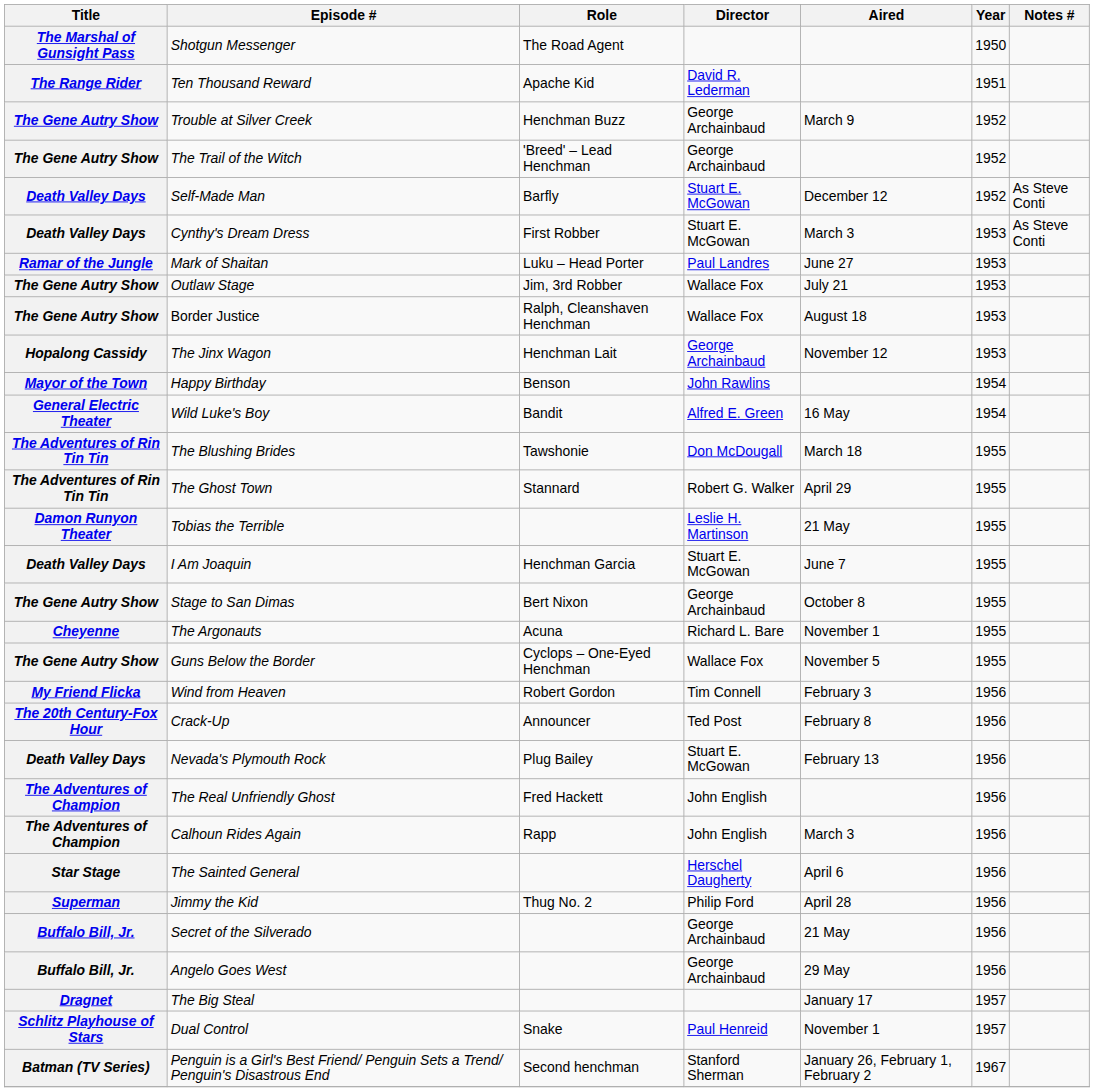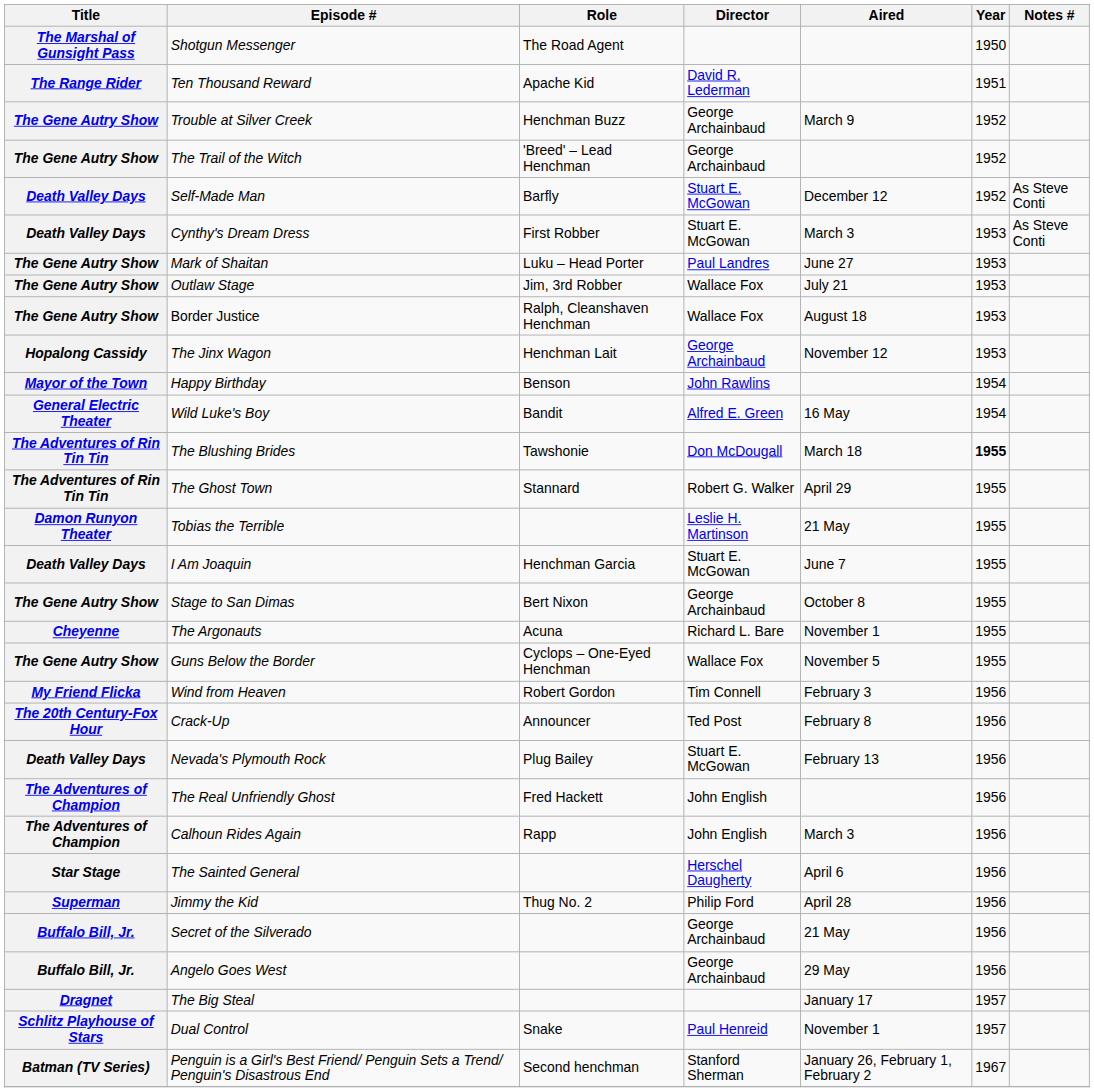(86, 264) Ramar of the Jungle -> (86, 264) The Gene Autry Show
(991, 451) normal -> (991, 451) bold
